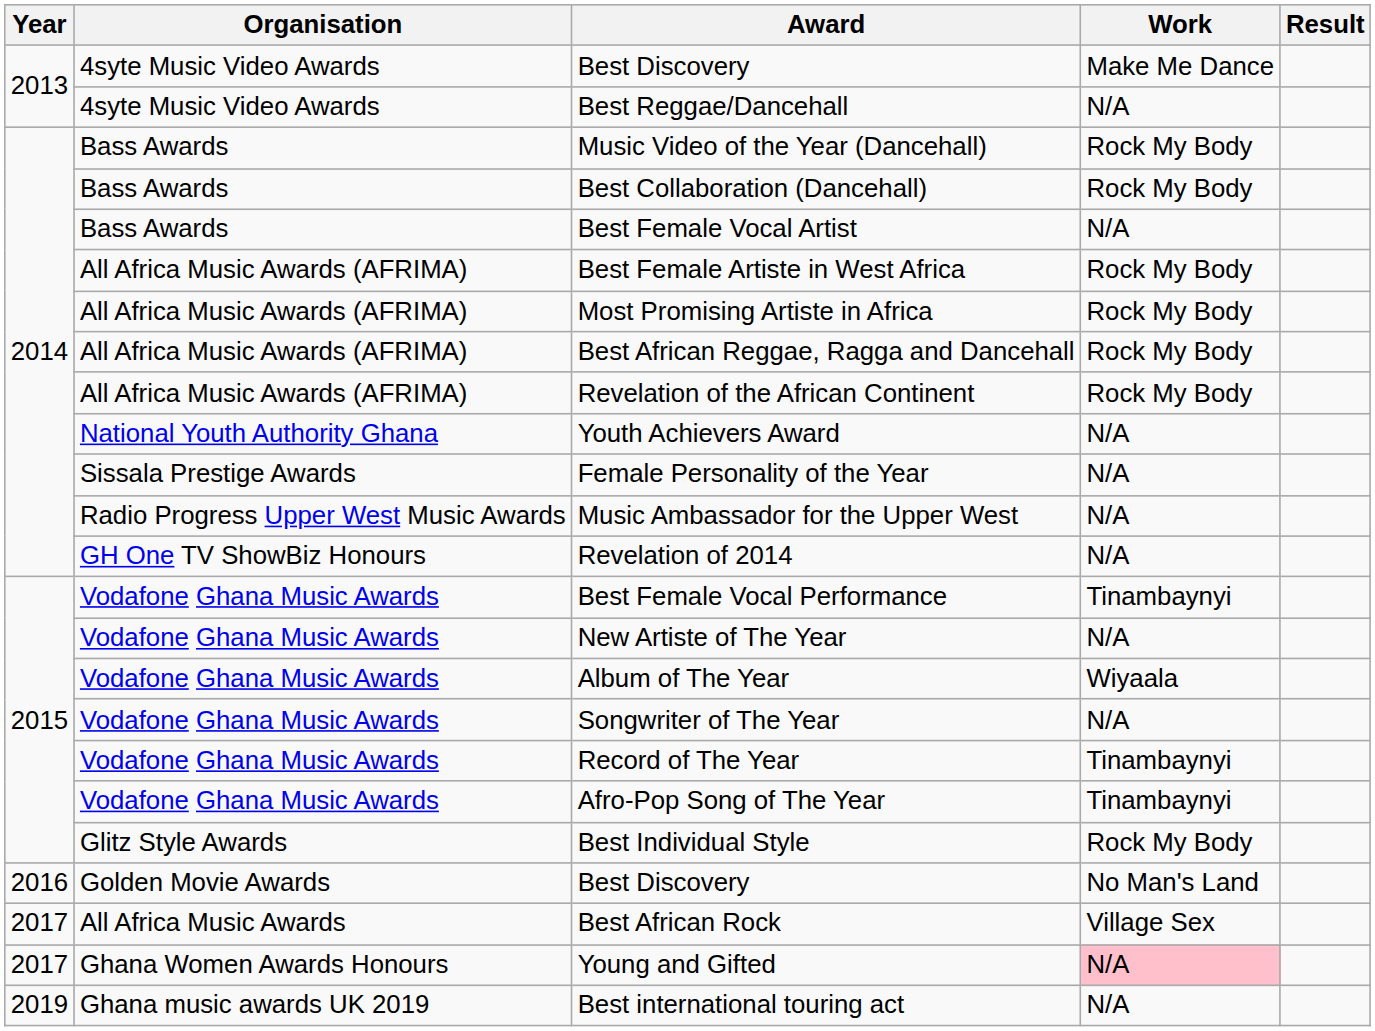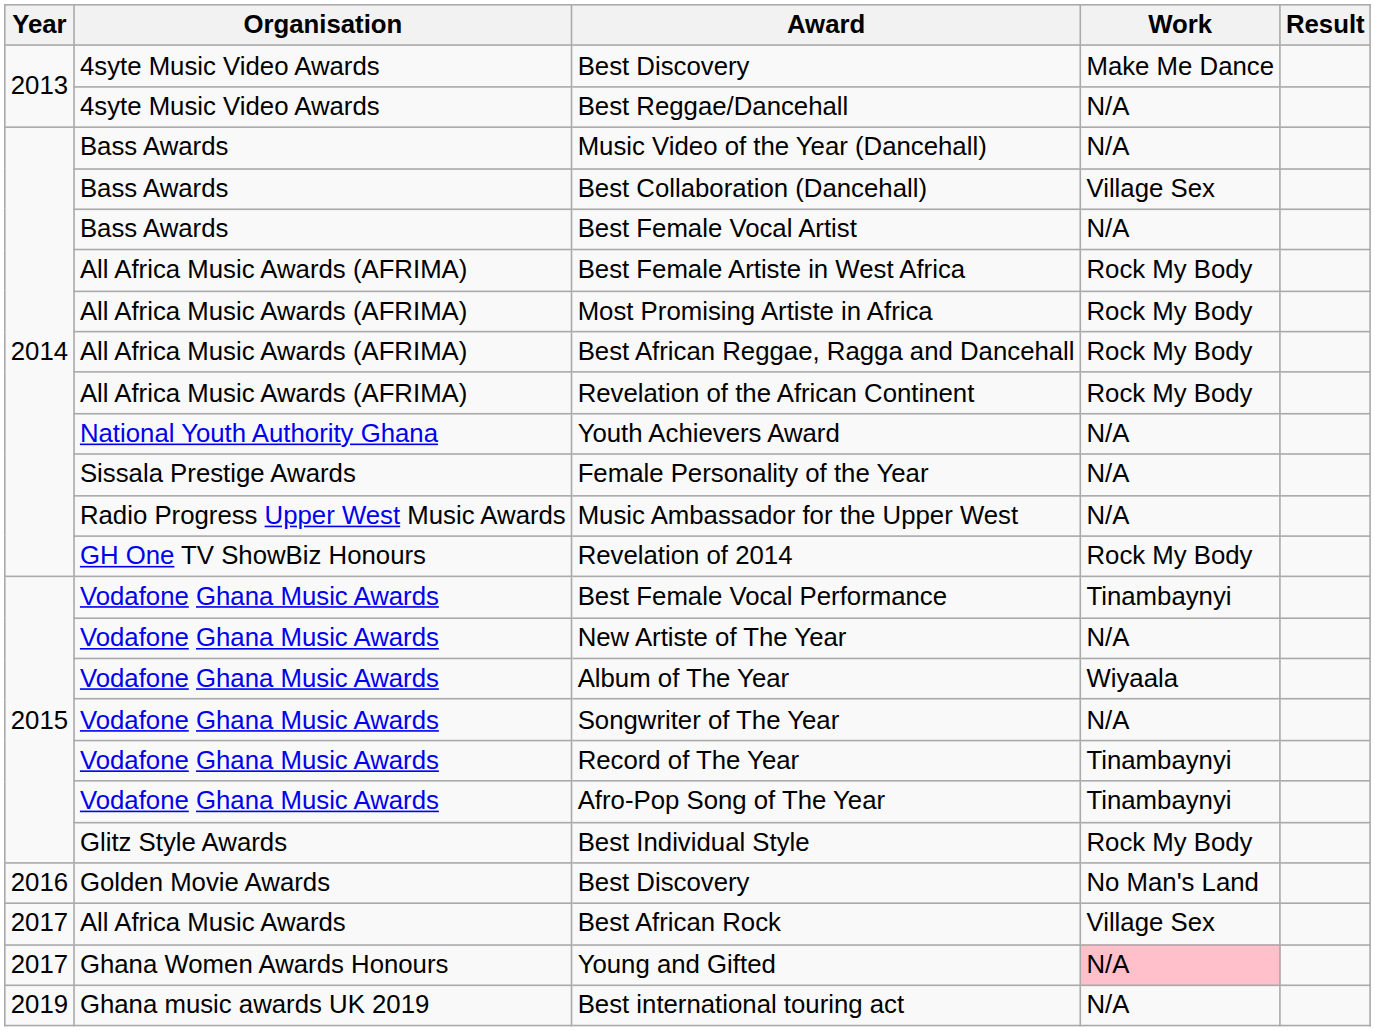(1169, 147) Rock My Body -> (1108, 147) N/A
(1169, 188) Rock My Body -> (1151, 188) Village Sex
(1108, 556) N/A -> (1169, 556) Rock My Body
